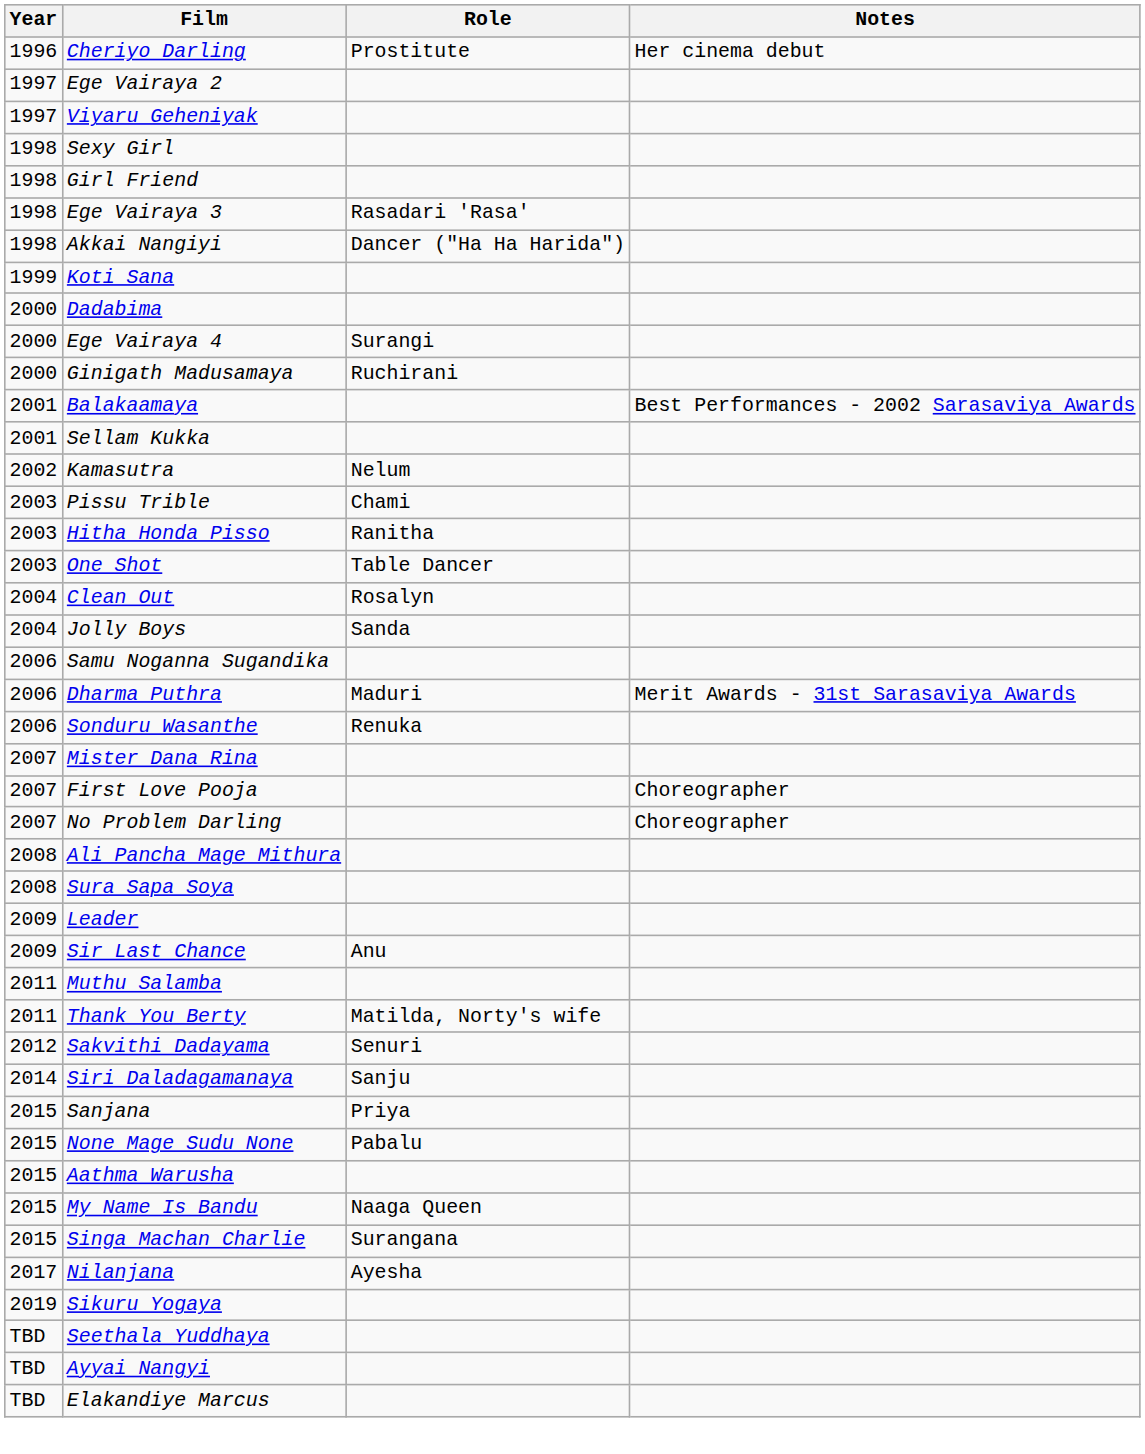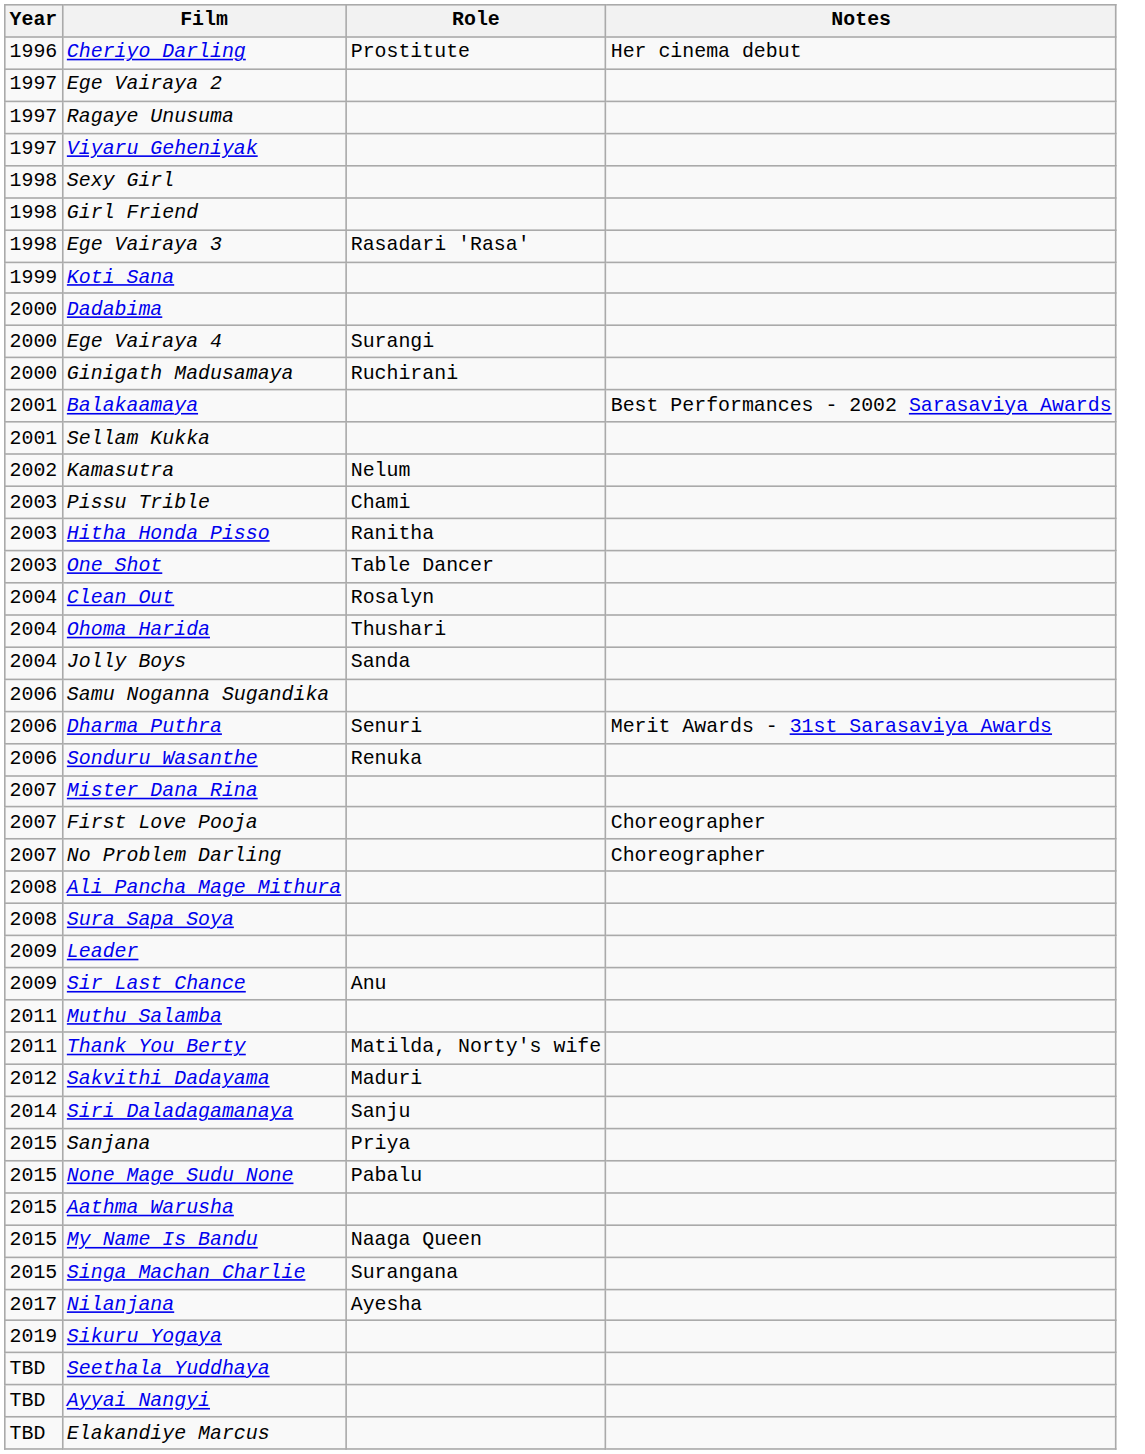+ row: (150, 117)
- row: (144, 246)
+ row: (138, 631)
(387, 695) Maduri -> (387, 727) Senuri
(387, 1048) Senuri -> (387, 1080) Maduri
